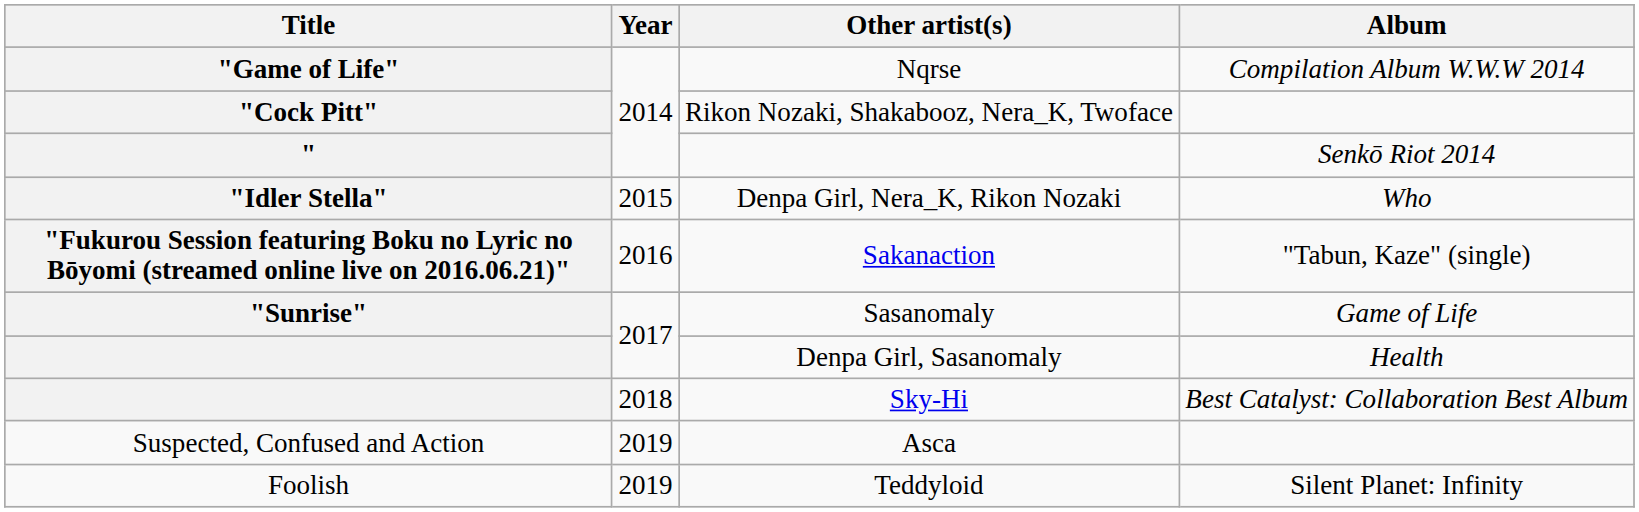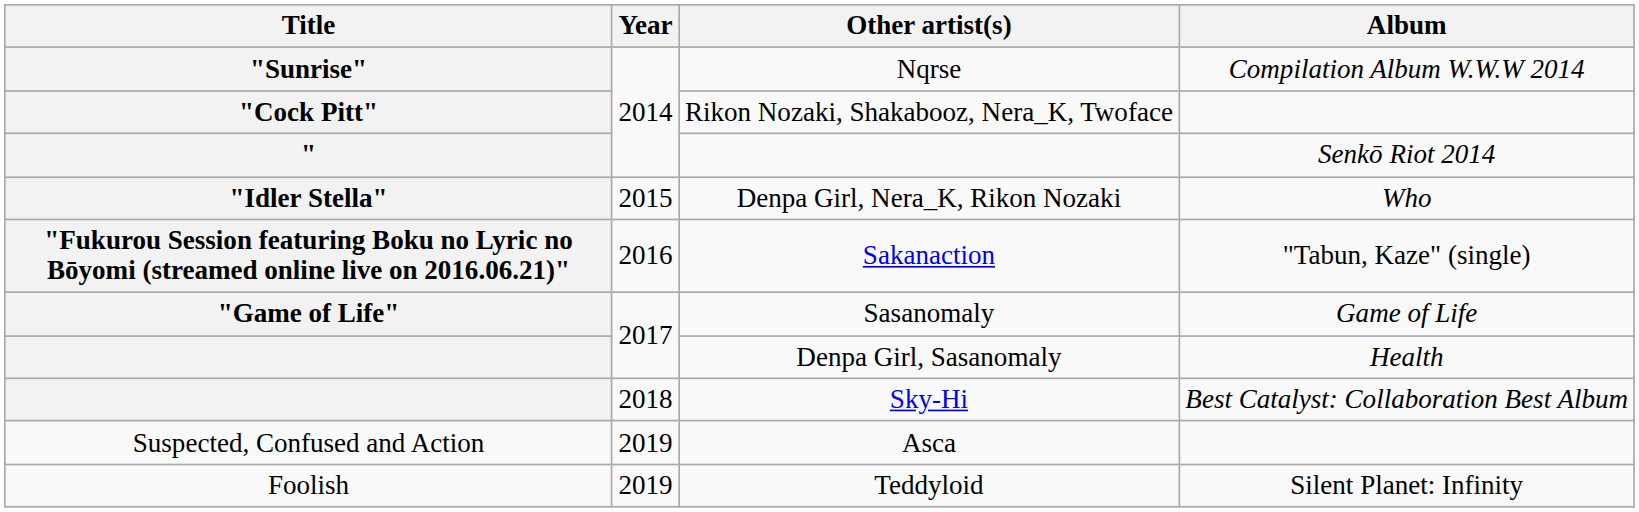(309, 68) "Game of Life" -> (309, 68) "Sunrise"
(309, 313) "Sunrise" -> (309, 313) "Game of Life"
